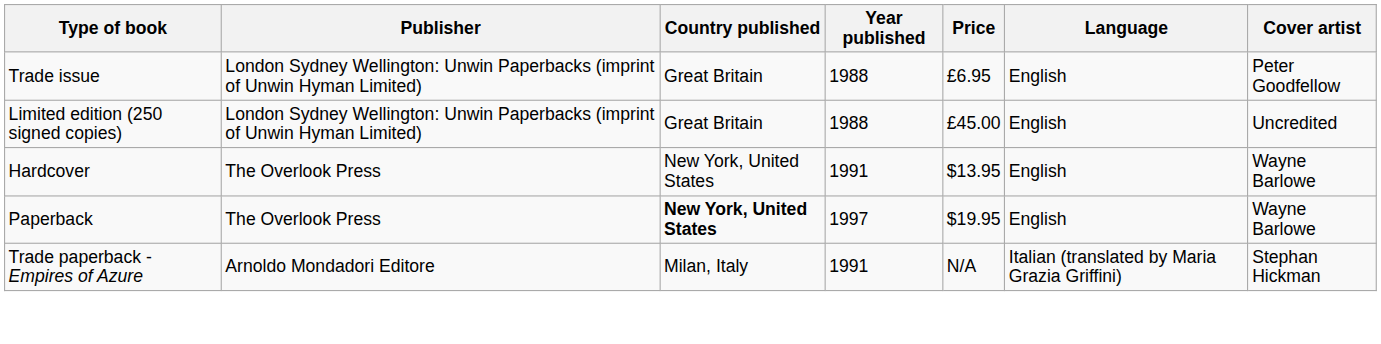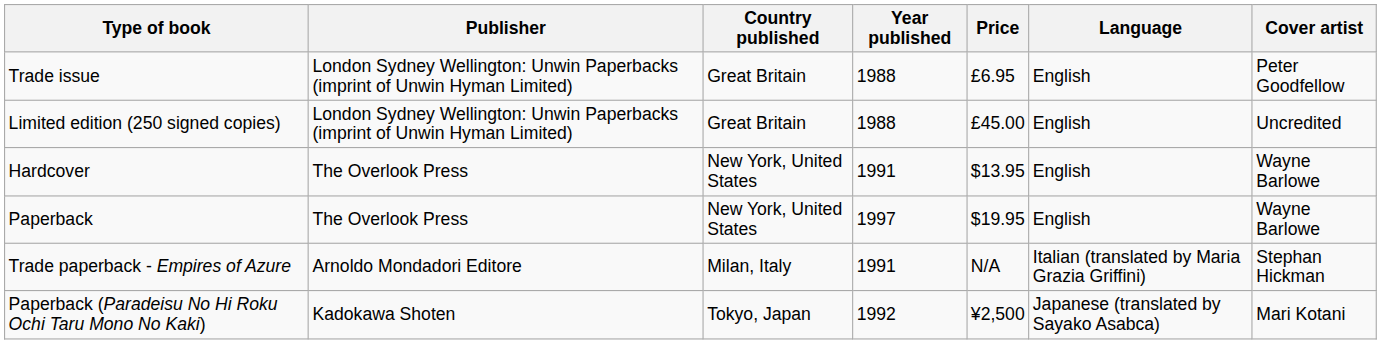(736, 219) bold -> (775, 219) normal
+ row: (143, 314)
